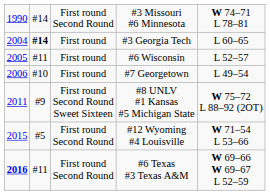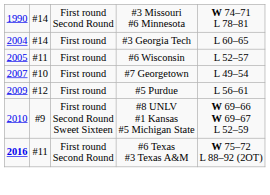(40, 40) bold -> (40, 40) normal
(17, 73) 2006 -> (17, 73) 2007
+ row: (157, 90)
(17, 102) 2011 -> (17, 118) 2010
(231, 102) W 75–72 L 88–92 (2OT) -> (231, 118) W 69–66 W 69–67 L 52–59
- row: (157, 136)
(231, 170) W 69–66 W 69–67 L 52–59 -> (231, 152) W 75–72 L 88–92 (2OT)
